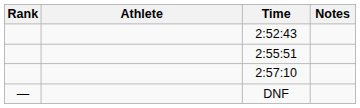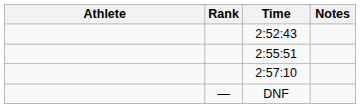columns swapped: (23, 14) <-> (142, 14)
